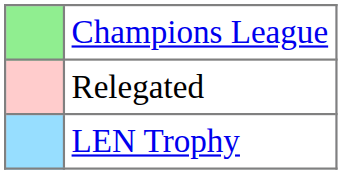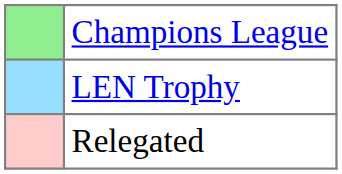rows swapped: (156, 140) <-> (138, 86)
